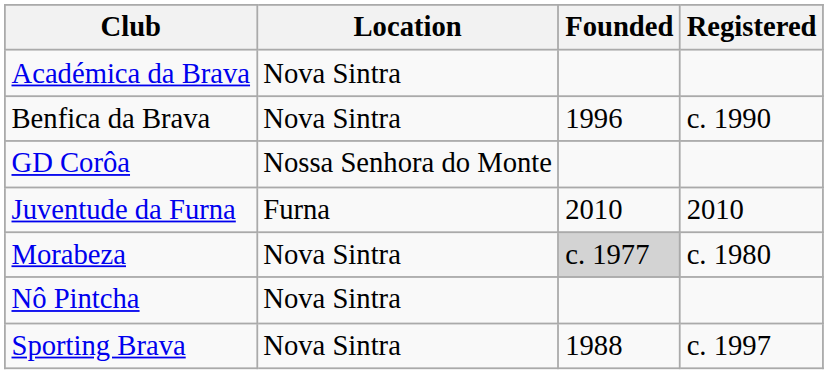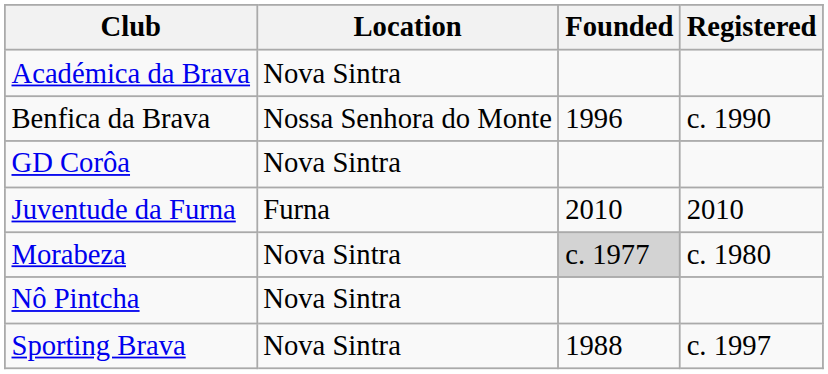(332, 118) Nova Sintra -> (408, 118) Nossa Senhora do Monte
(408, 163) Nossa Senhora do Monte -> (332, 163) Nova Sintra
